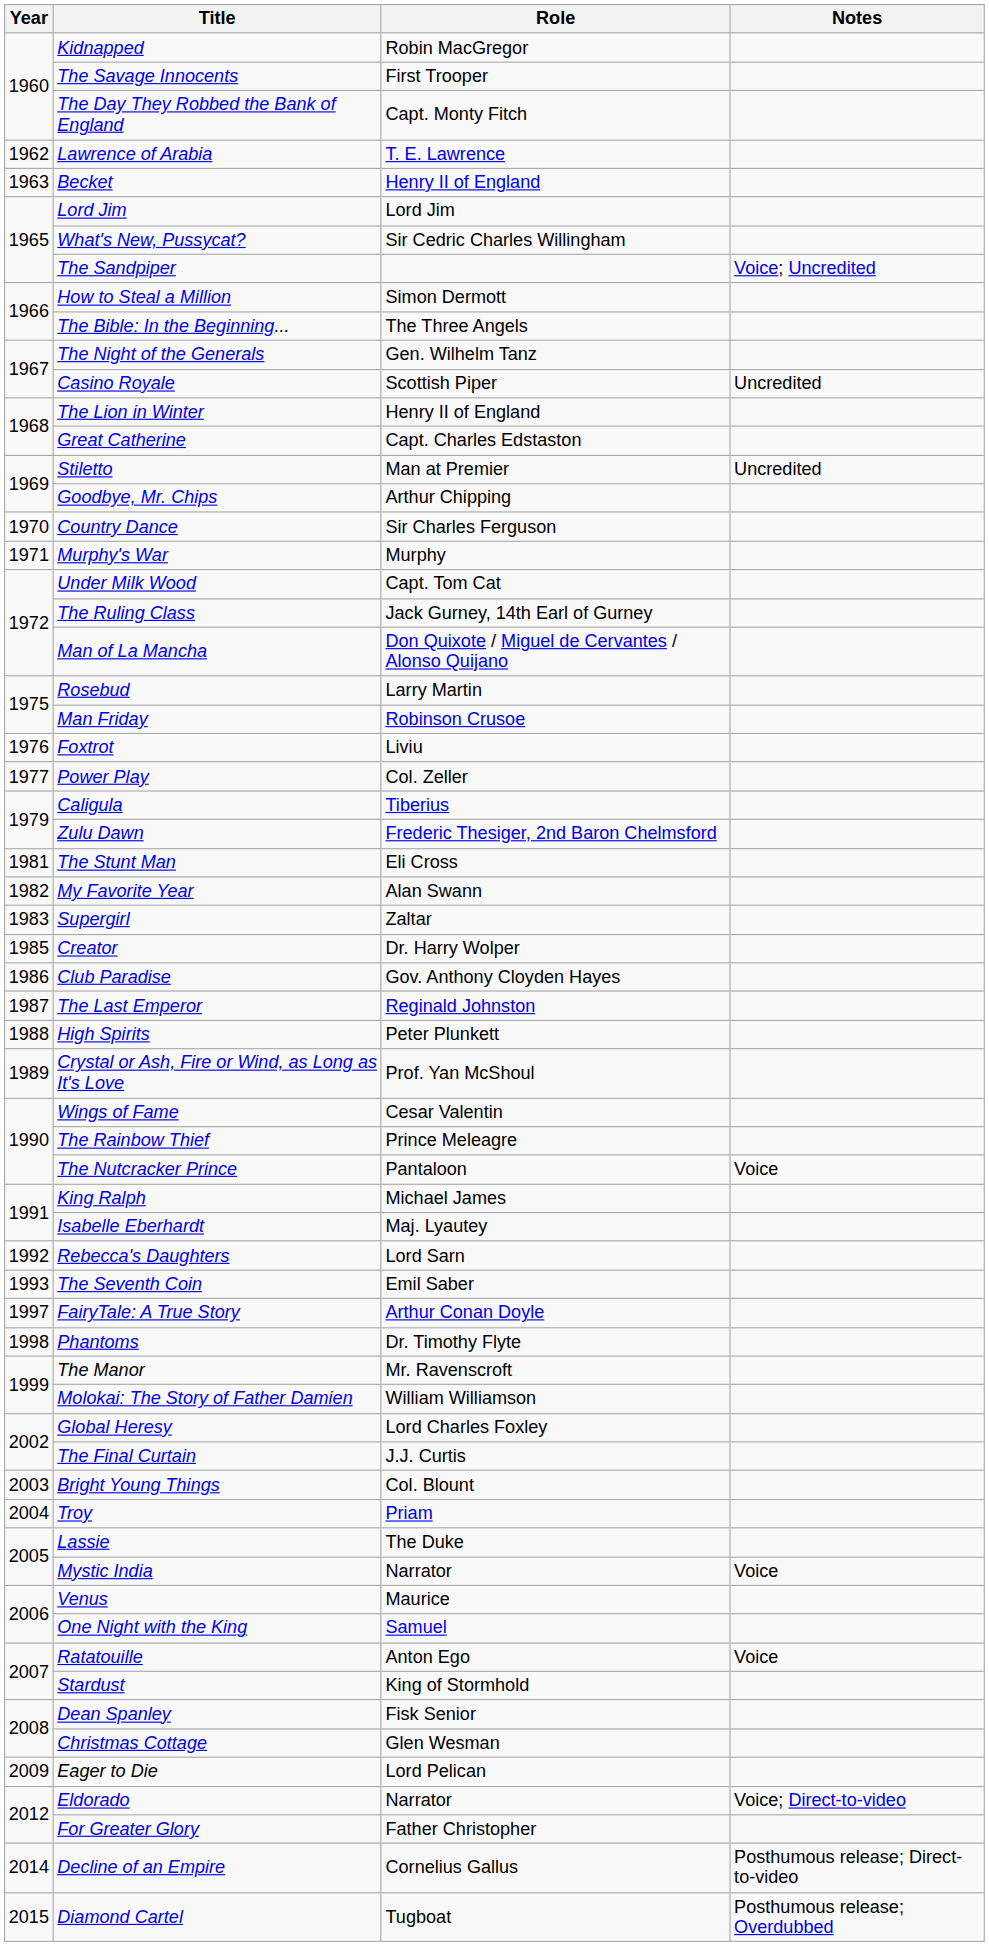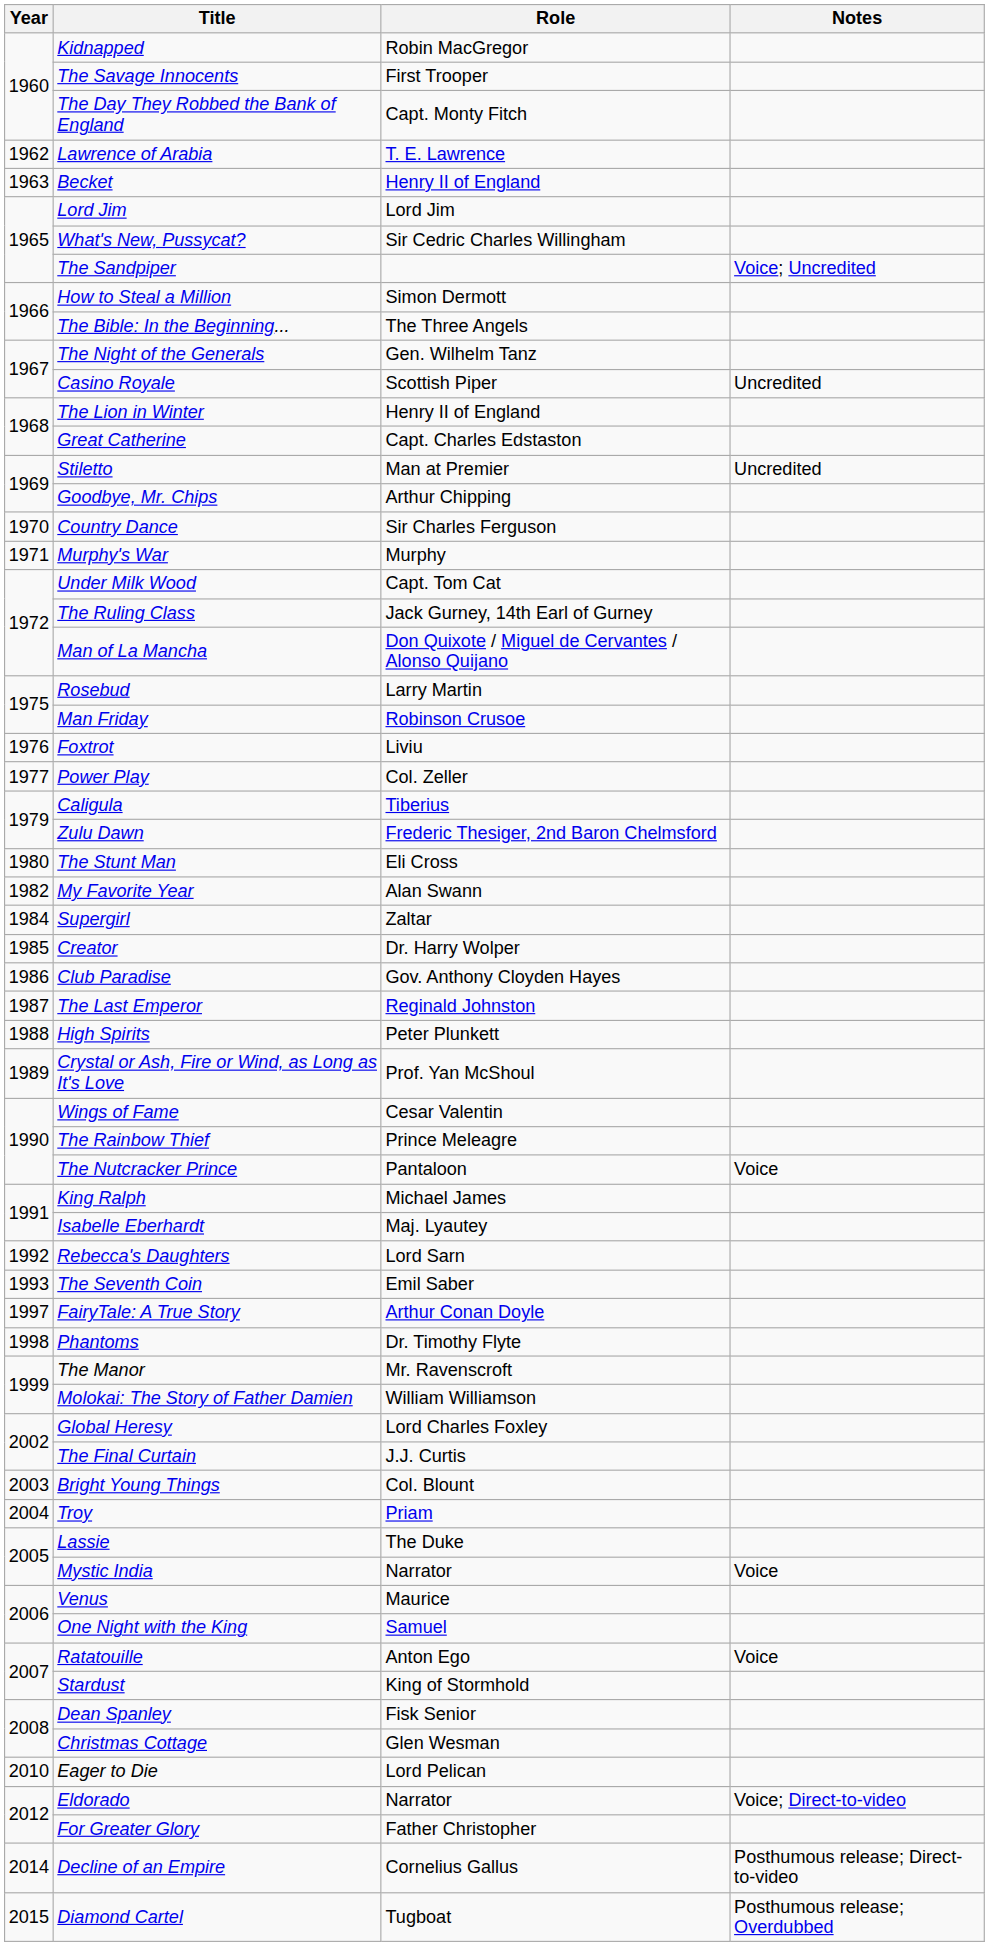(29, 862) 1981 -> (29, 862) 1980
(29, 919) 1983 -> (29, 919) 1984
(29, 1771) 2009 -> (29, 1771) 2010
